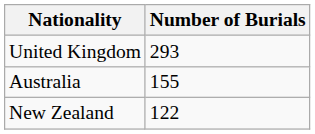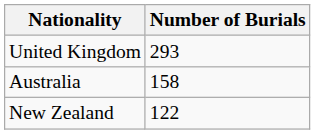(165, 81) 155 -> (165, 81) 158
